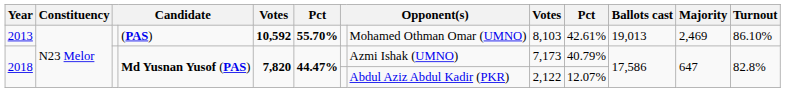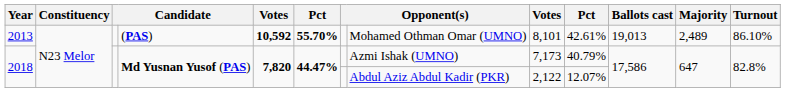(547, 35) 8,103 -> (547, 35) 8,101
(693, 35) 2,469 -> (693, 35) 2,489
